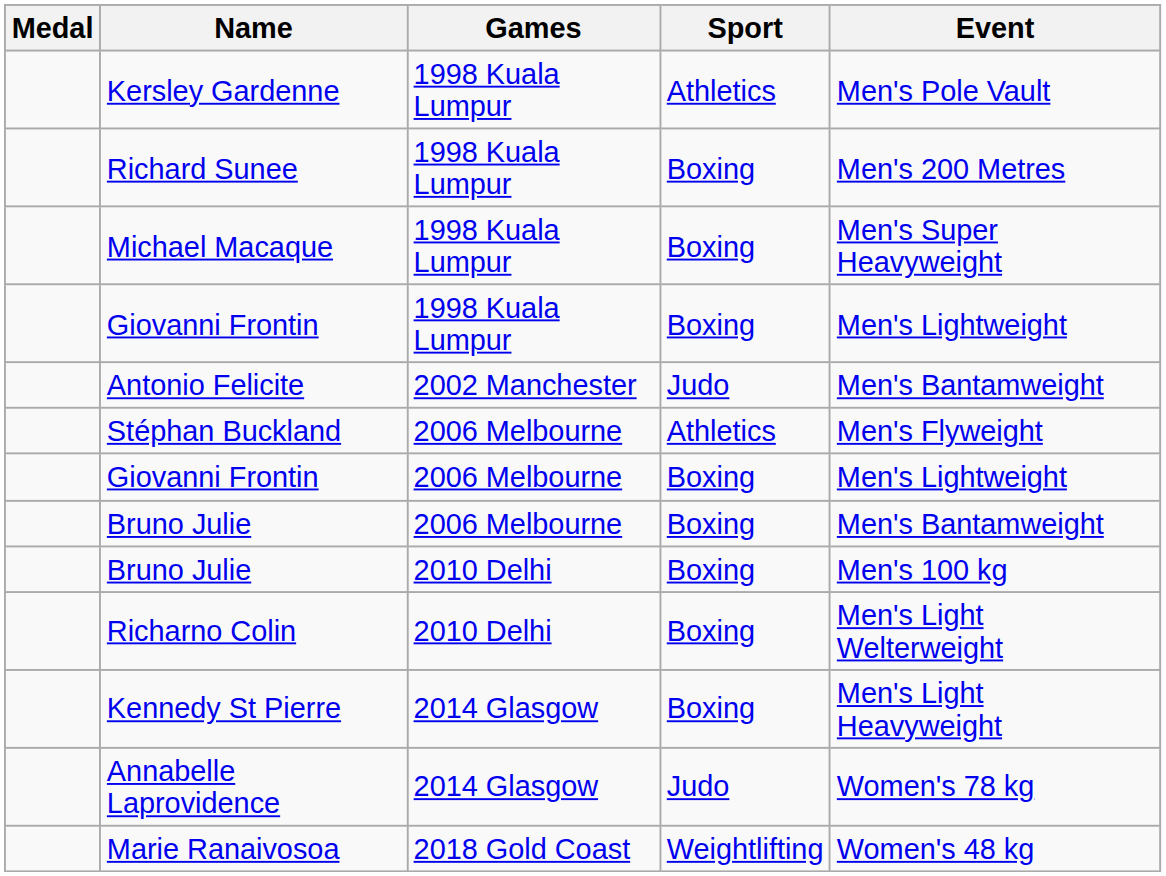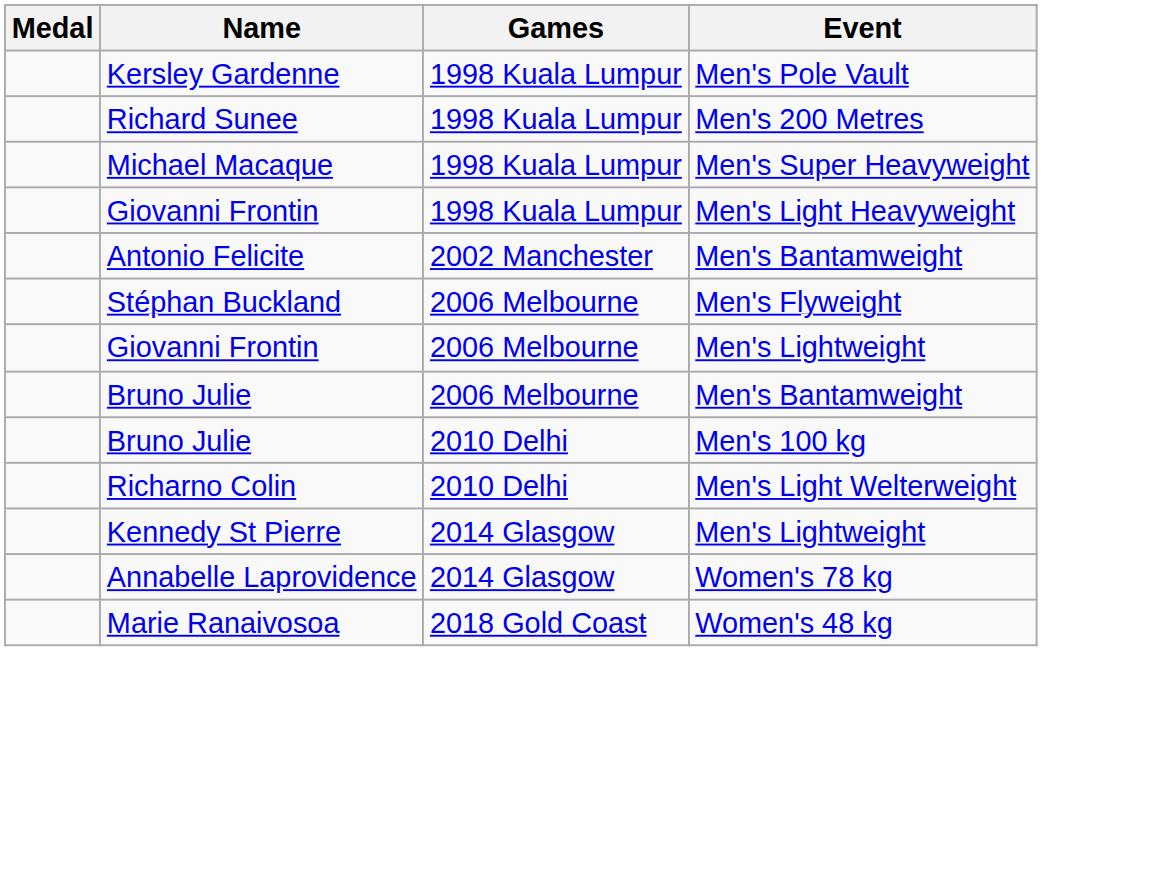- column: (745, 28)
(952, 324) Men's Lightweight -> (855, 211) Men's Light Heavyweight
(919, 709) Men's Light Heavyweight -> (810, 531) Men's Lightweight
